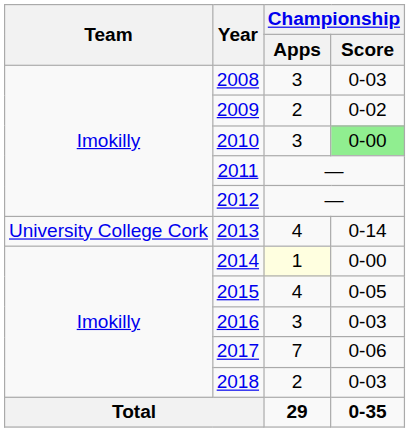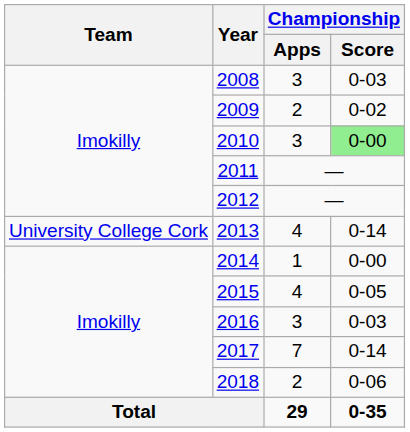(297, 261) lightyellow background -> (297, 261) no background
(368, 351) 0-06 -> (368, 351) 0-14
(368, 381) 0-03 -> (368, 381) 0-06
